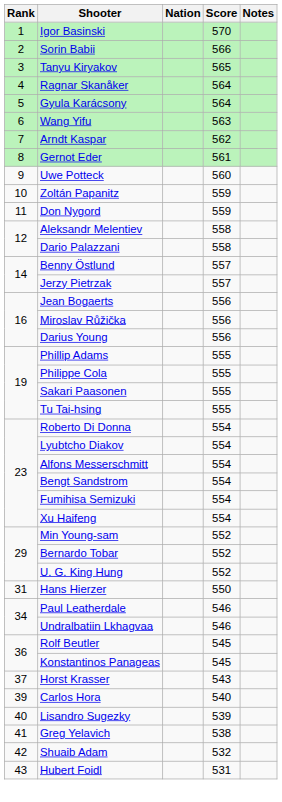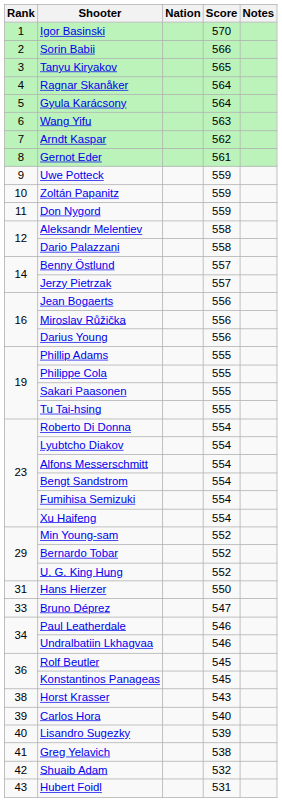(222, 175) 560 -> (222, 175) 559
+ row: (75, 608)
(21, 680) 37 -> (21, 698) 38
